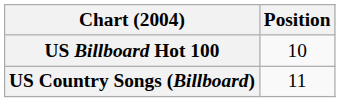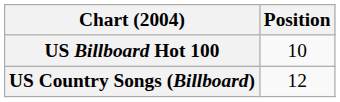(297, 81) 11 -> (297, 81) 12
